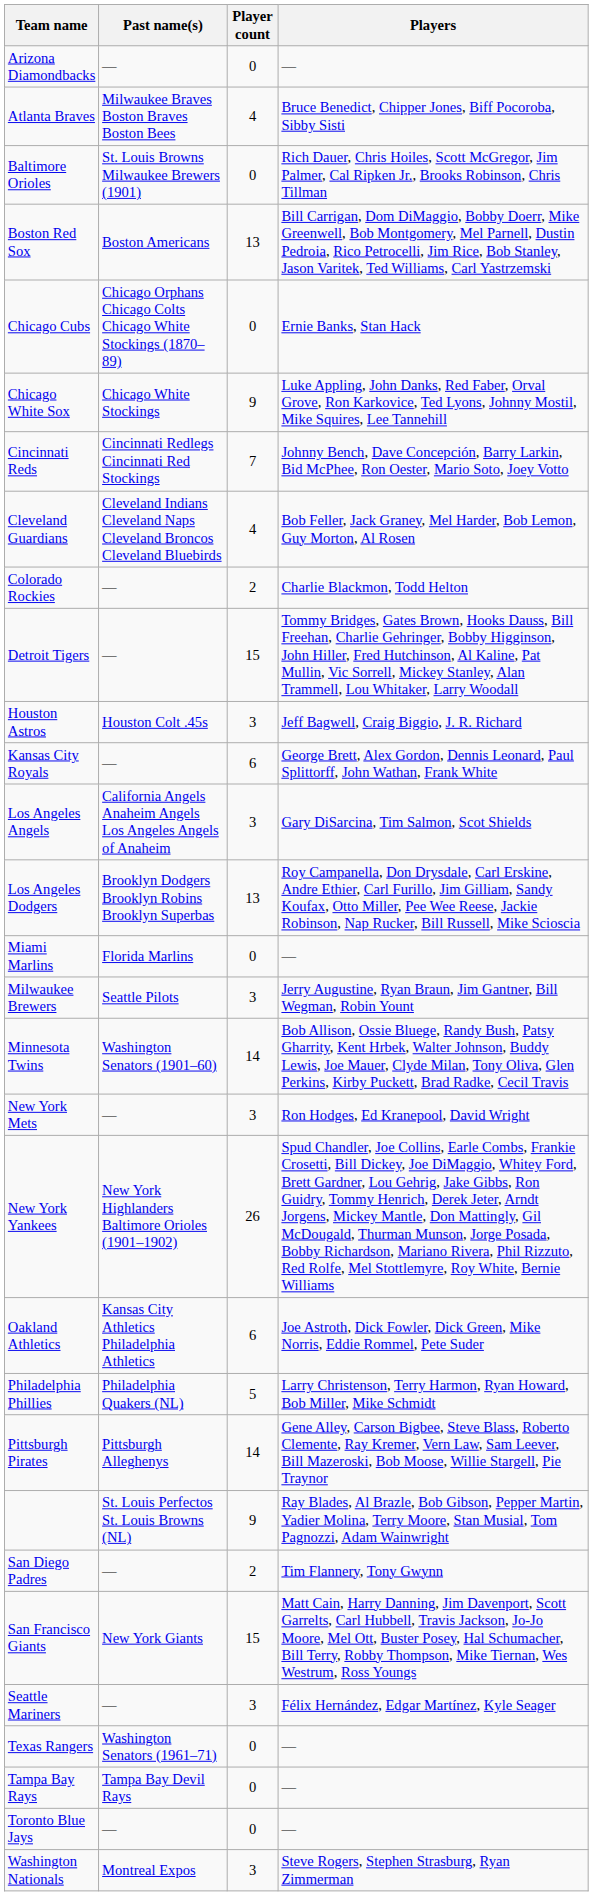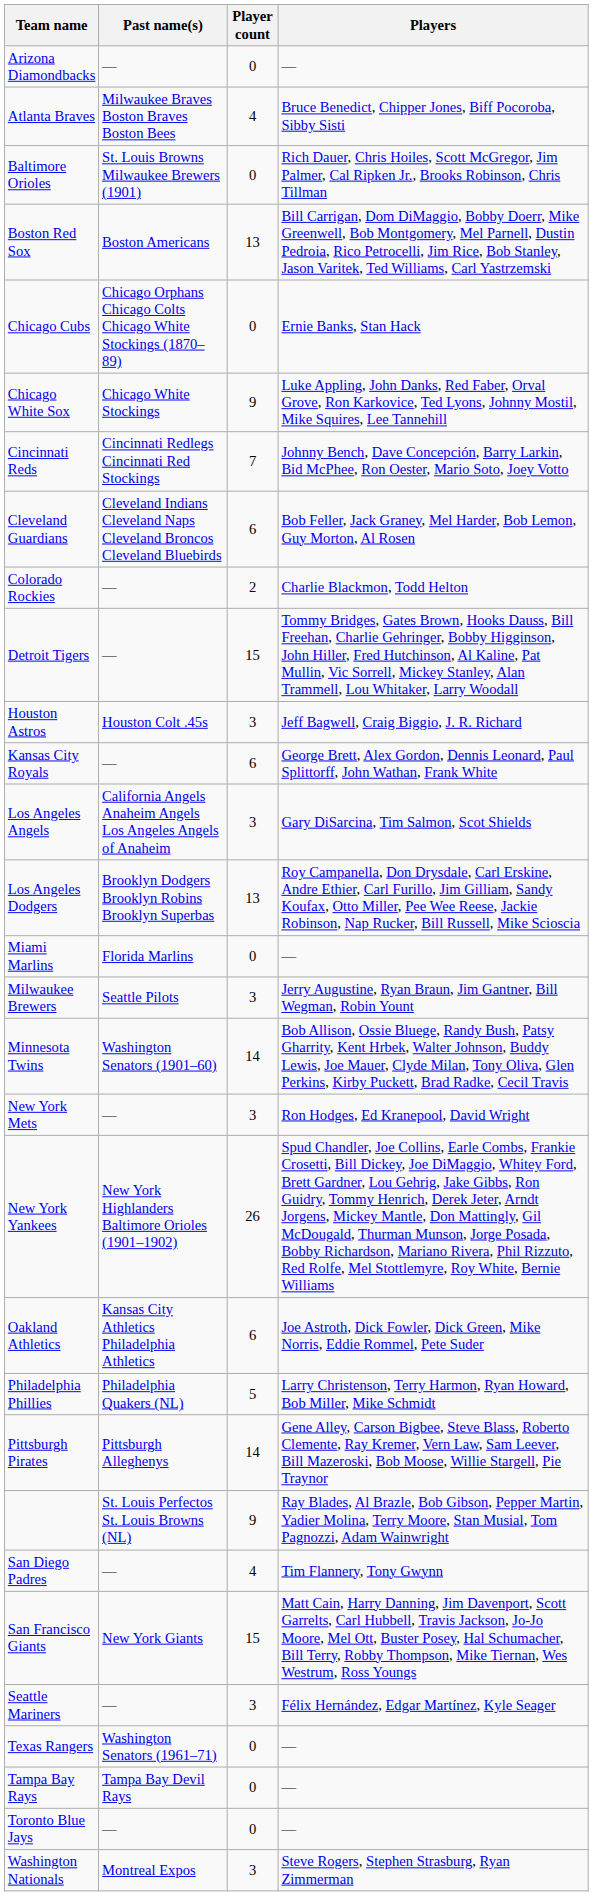(253, 528) 4 -> (253, 528) 6
(253, 1570) 2 -> (253, 1570) 4
